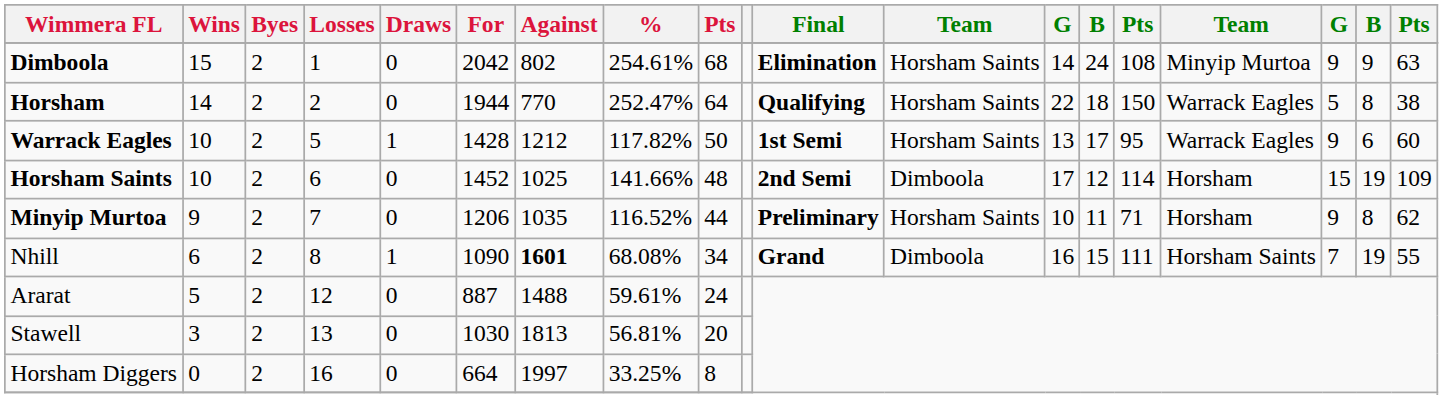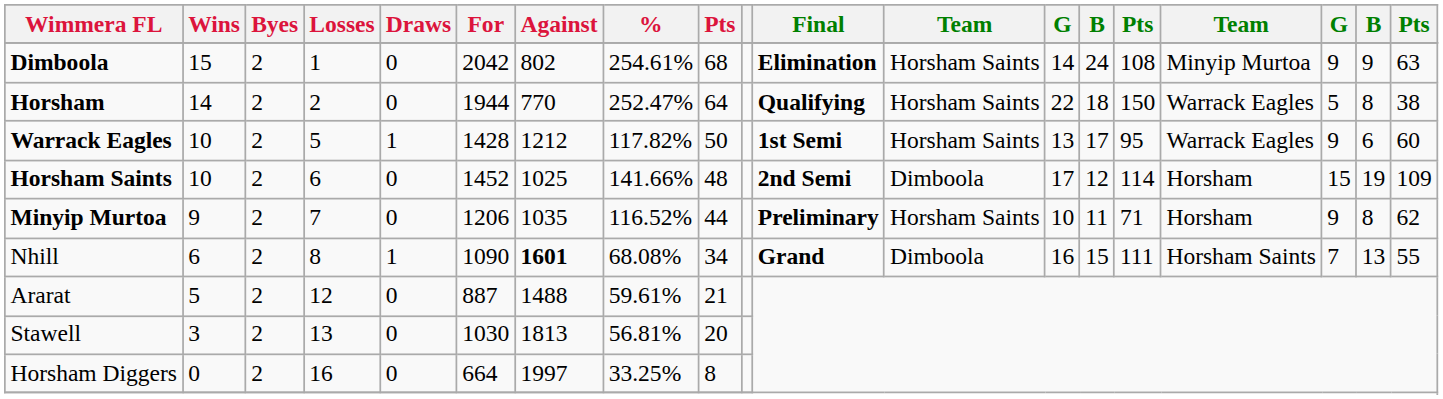(1374, 256) 19 -> (1374, 256) 13
(716, 295) 24 -> (716, 295) 21
